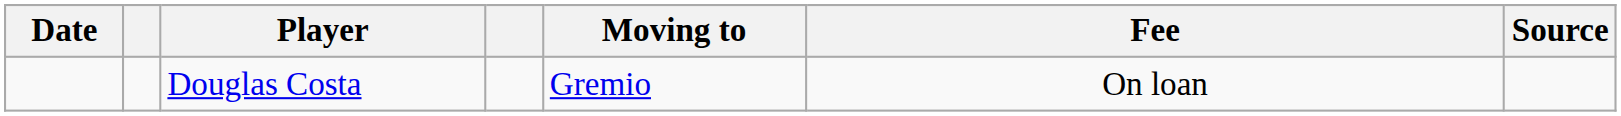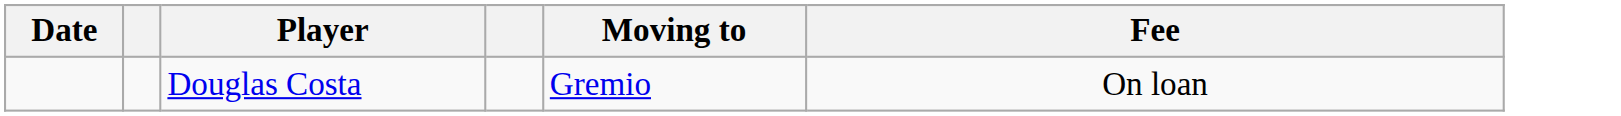- column: (1560, 30)
